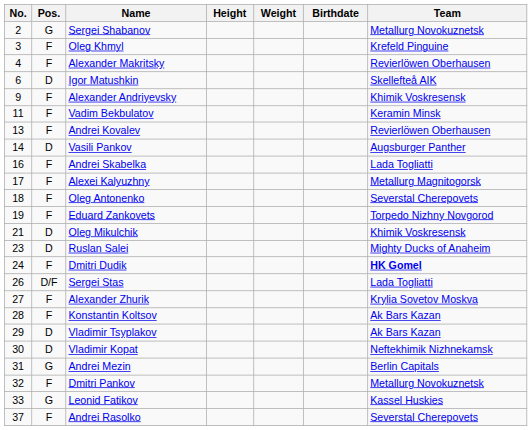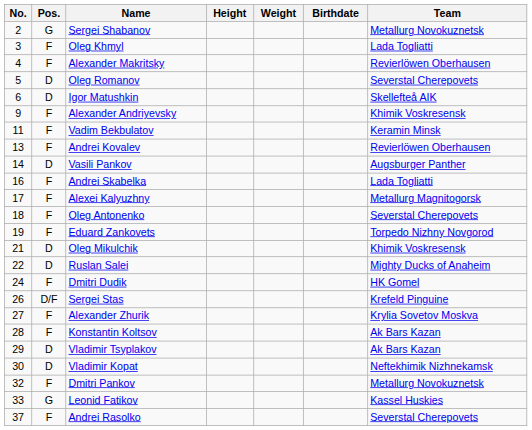(409, 47) Krefeld Pinguine -> (402, 47) Lada Togliatti
+ row: (104, 81)
(18, 249) 23 -> (18, 266) 22
(396, 266) bold -> (395, 283) normal
(402, 283) Lada Togliatti -> (409, 299) Krefeld Pinguine
- row: (100, 367)
